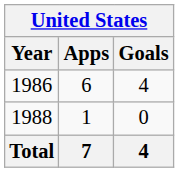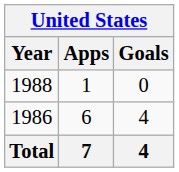rows swapped: (32, 85) <-> (32, 118)
